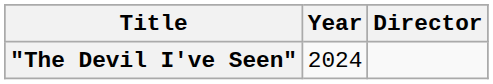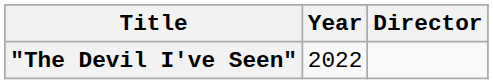(335, 60) 2024 -> (335, 60) 2022
